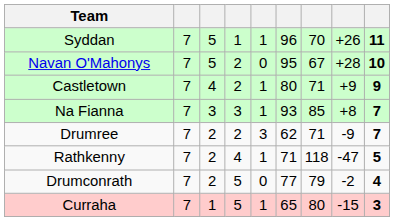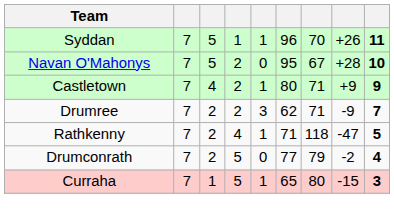- row: (89, 110)
